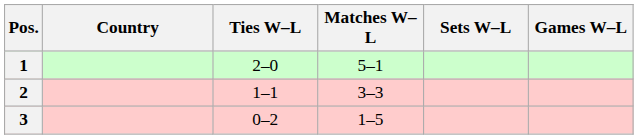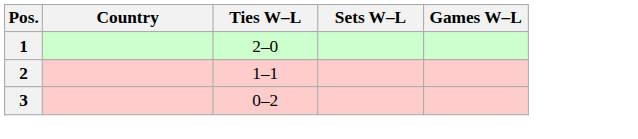- column: (370, 27)
